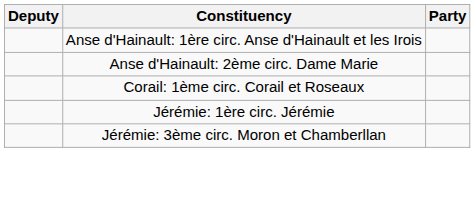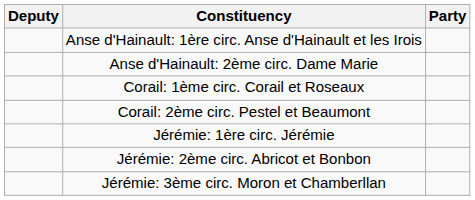+ row: (244, 111)
+ row: (244, 159)
